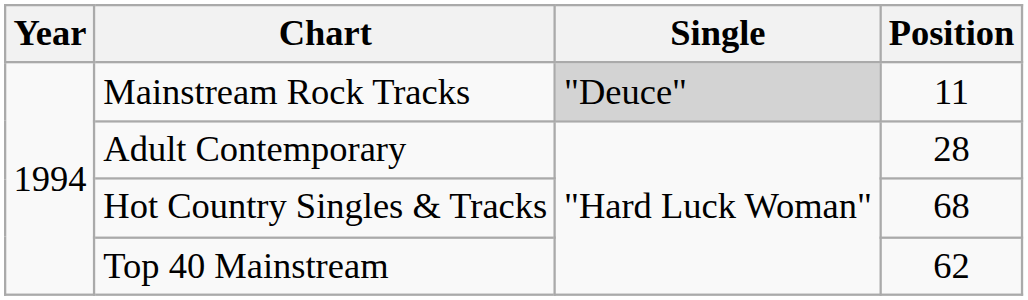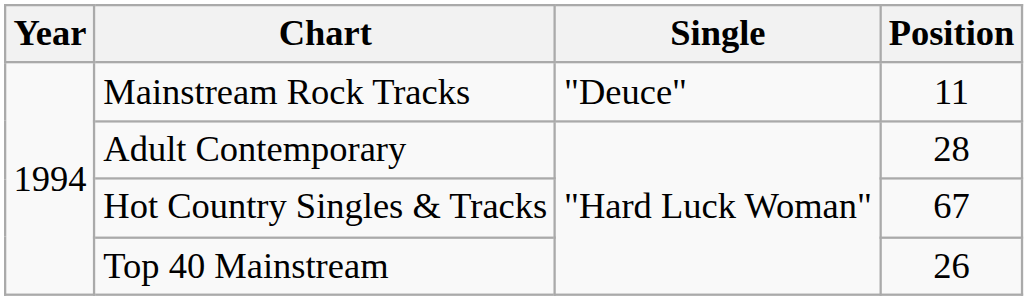(625, 91) lightgrey background -> (625, 91) no background
(951, 206) 68 -> (951, 206) 67
(951, 264) 62 -> (951, 264) 26
